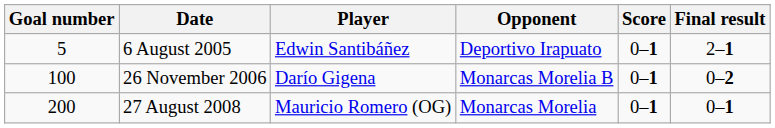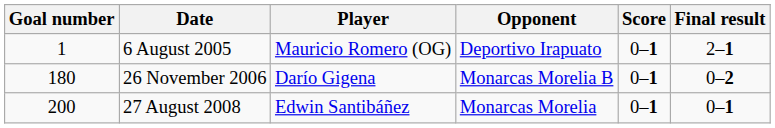(62, 48) 5 -> (62, 48) 1
(342, 48) Edwin Santibáñez -> (363, 48) Mauricio Romero (OG)
(62, 78) 100 -> (62, 78) 180
(363, 107) Mauricio Romero (OG) -> (342, 107) Edwin Santibáñez
